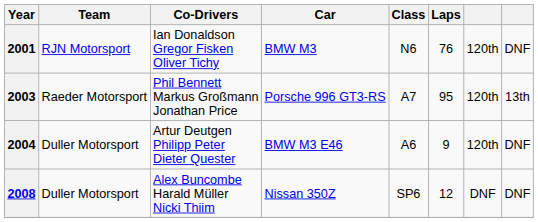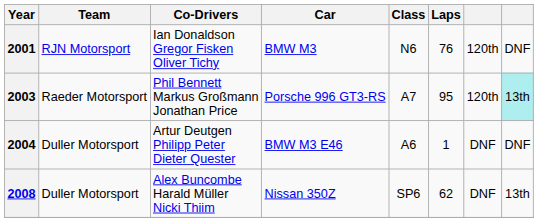(517, 97) no background -> (517, 97) paleturquoise background
(446, 145) 9 -> (446, 145) 1
(483, 145) 120th -> (483, 145) DNF
(446, 193) 12 -> (446, 193) 62
(517, 193) DNF -> (517, 193) 13th
